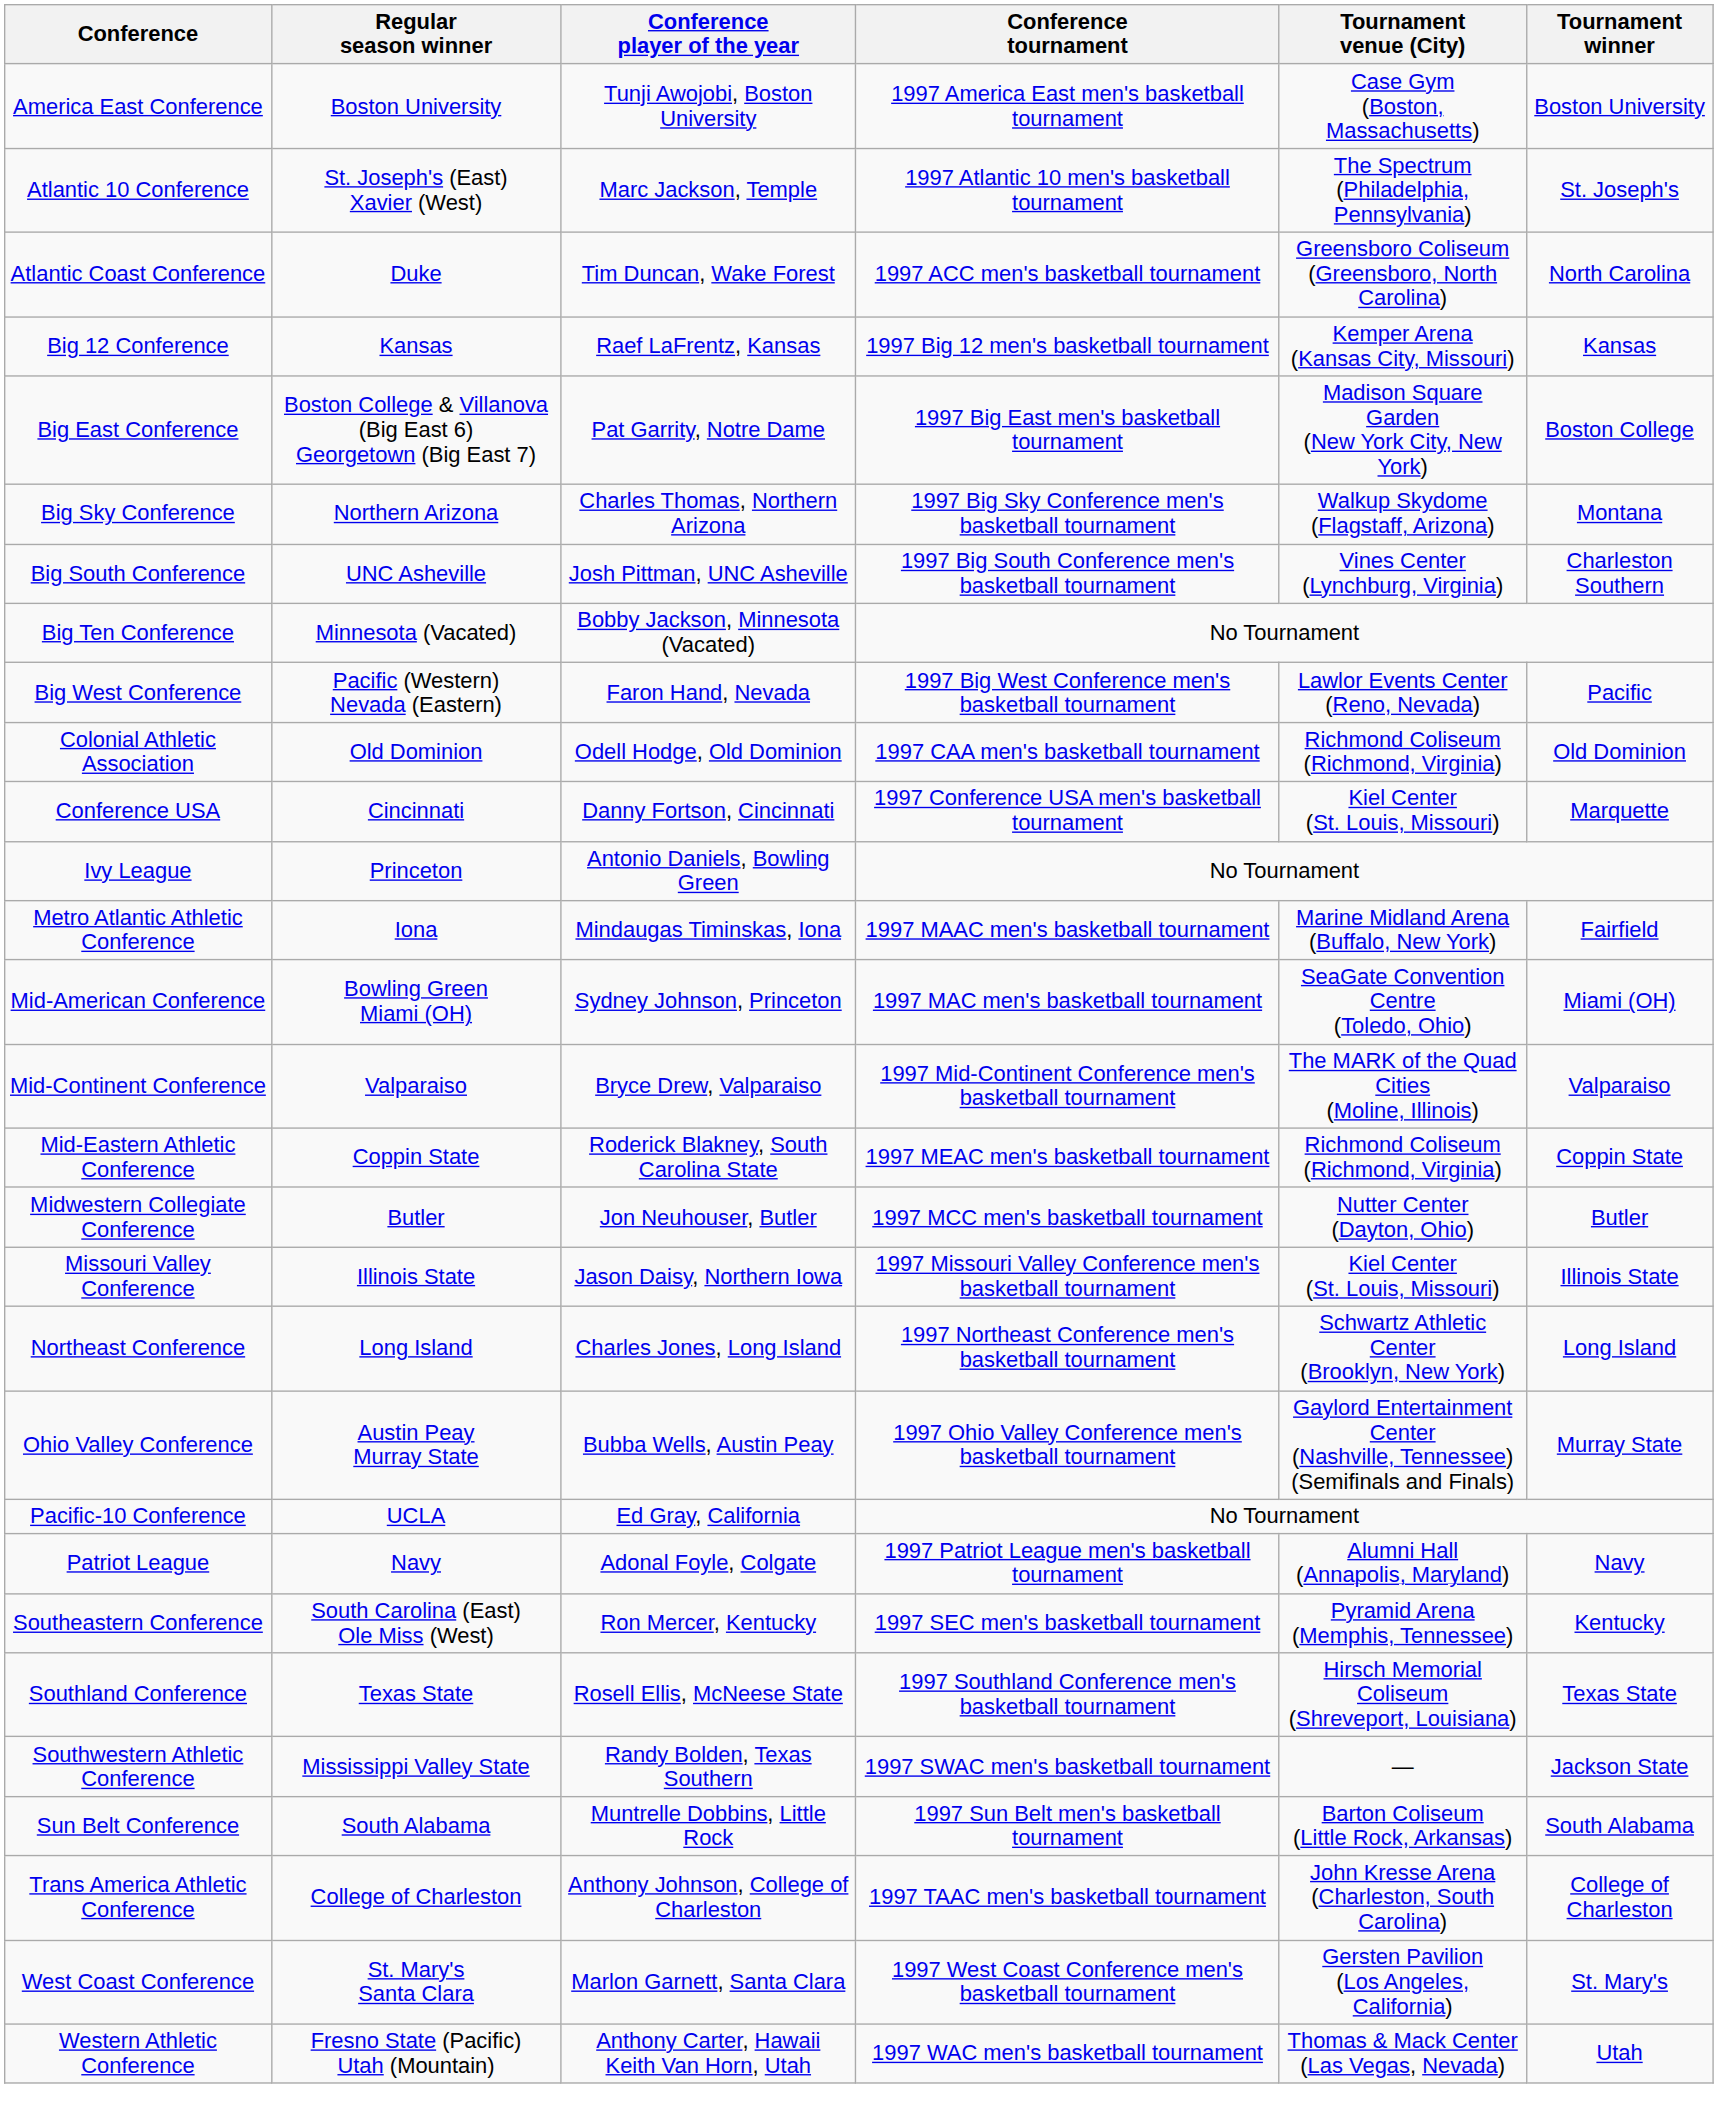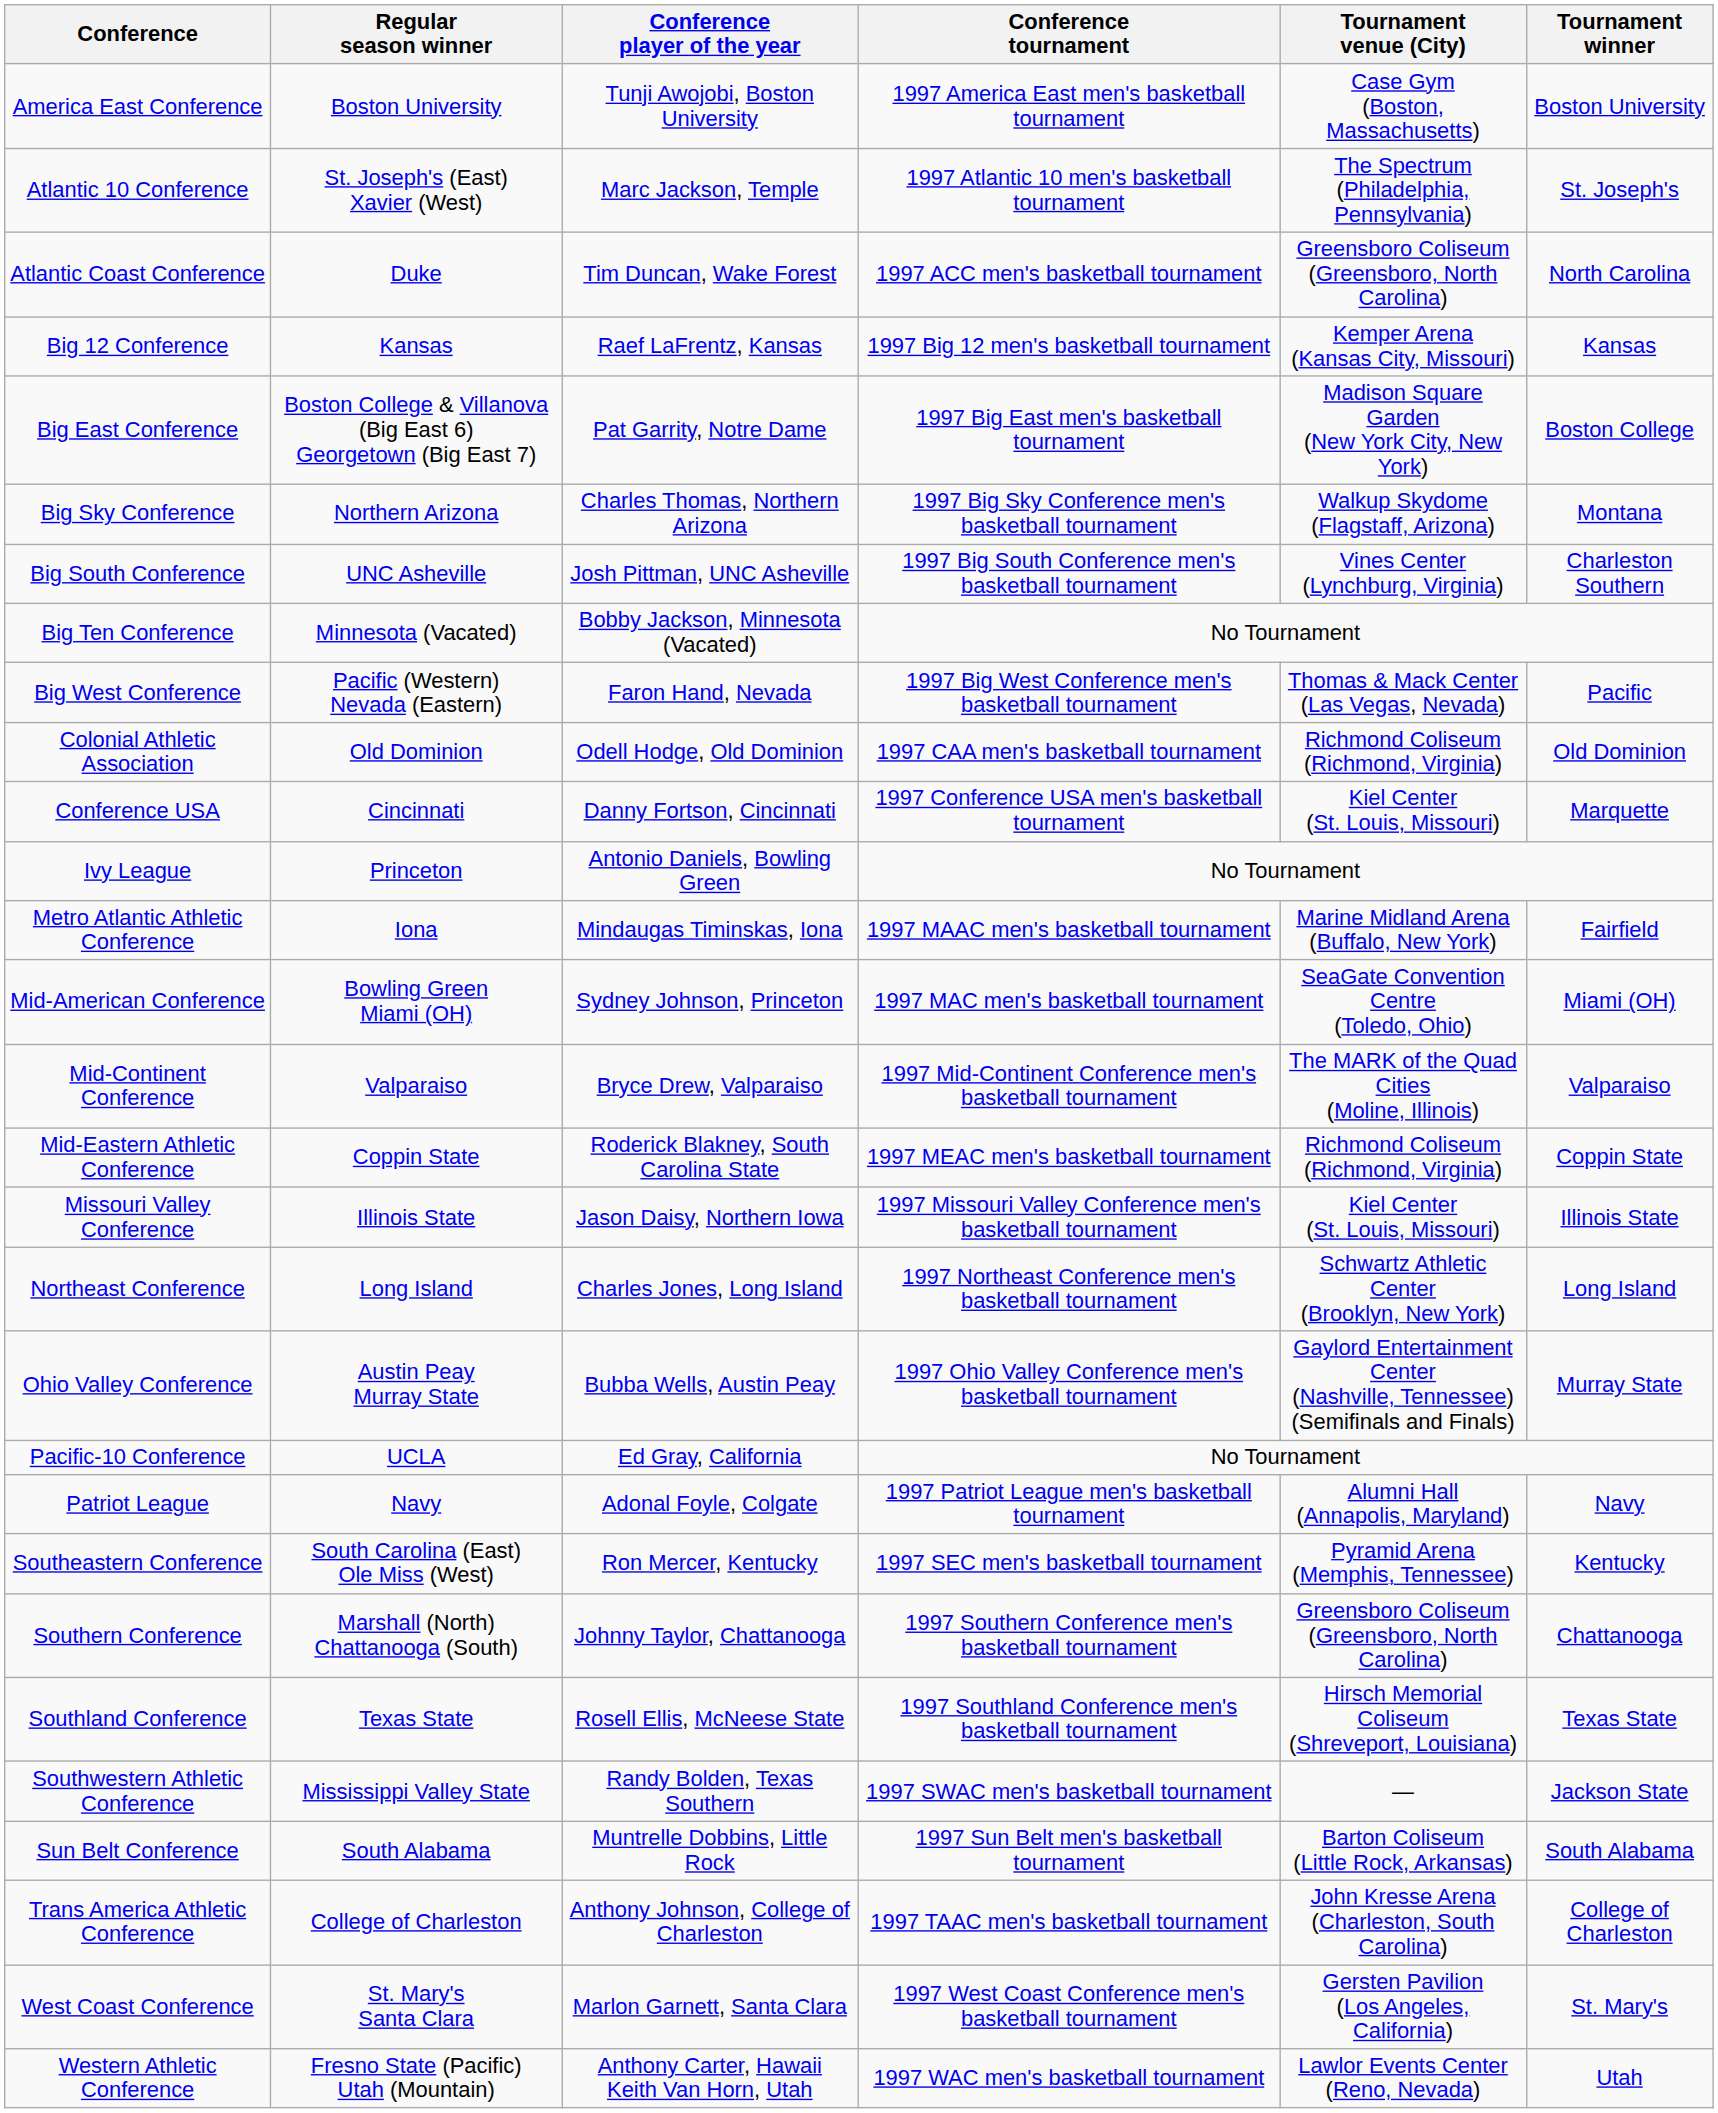(1403, 692) Lawlor Events Center (Reno, Nevada) -> (1403, 692) Thomas & Mack Center (Las Vegas, Nevada)
- row: (138, 1217)
+ row: (138, 1635)
(1403, 2053) Thomas & Mack Center (Las Vegas, Nevada) -> (1403, 2078) Lawlor Events Center (Reno, Nevada)
